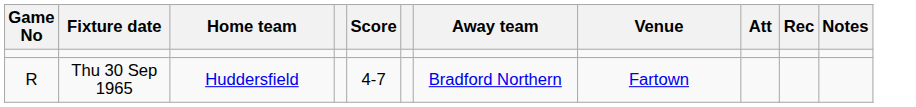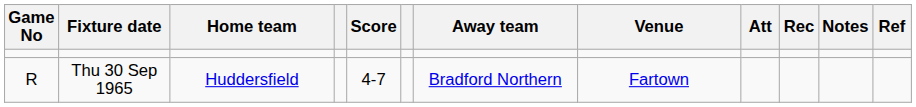+ column: (892, 27)
